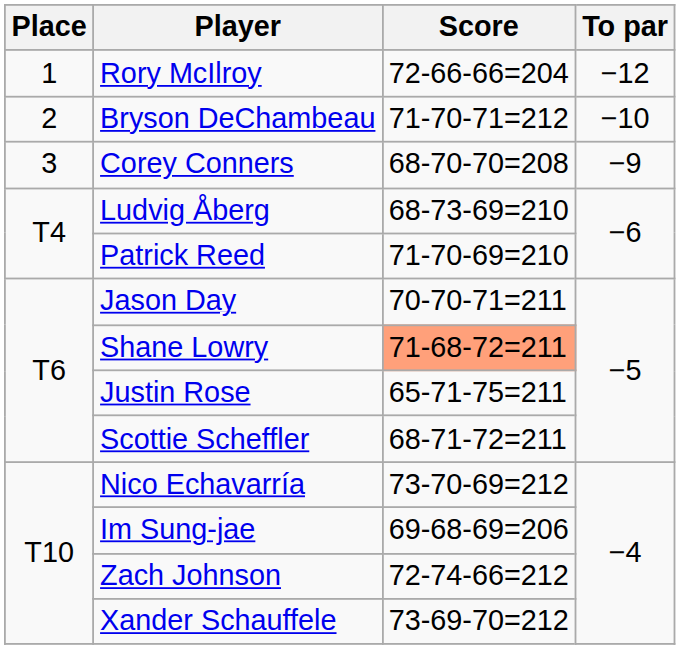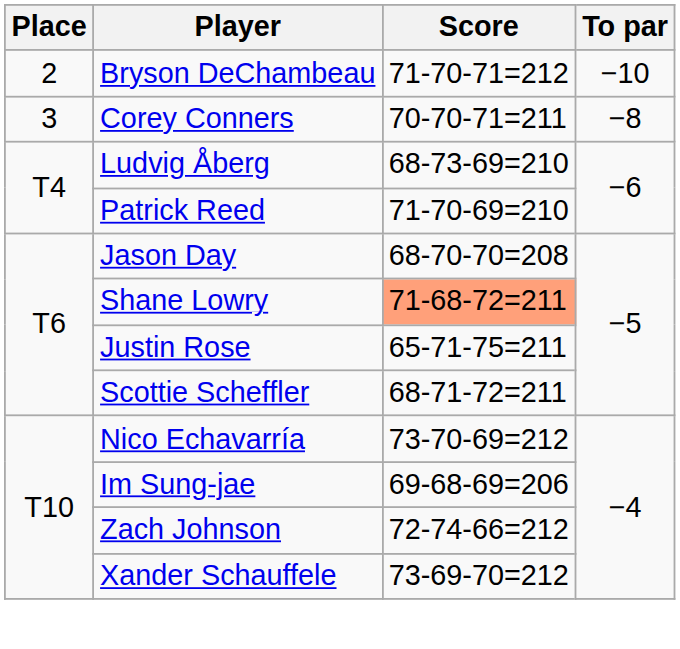- row: (181, 73)
(479, 164) 68-70-70=208 -> (478, 118) 70-70-71=211
(625, 164) −9 -> (625, 118) −8
(478, 301) 70-70-71=211 -> (479, 255) 68-70-70=208
